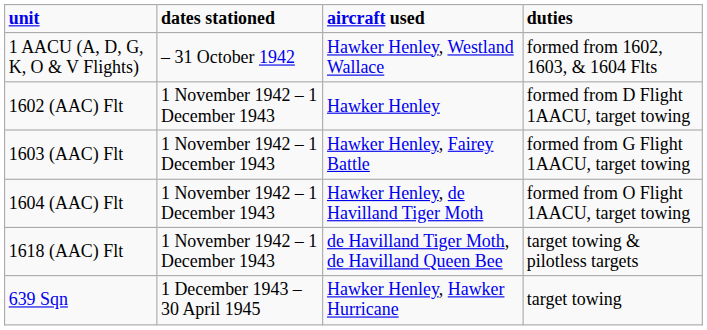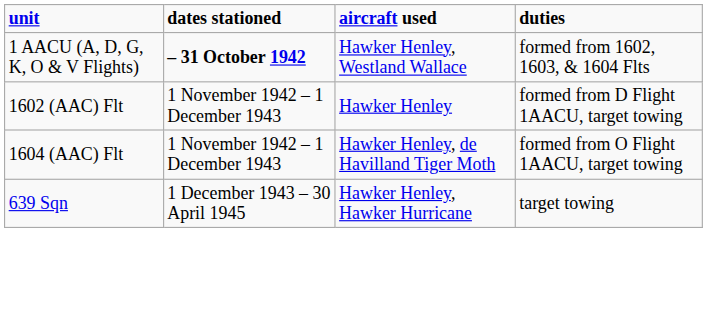(228, 57) normal -> (237, 57) bold
- row: (66, 154)
- row: (66, 251)
